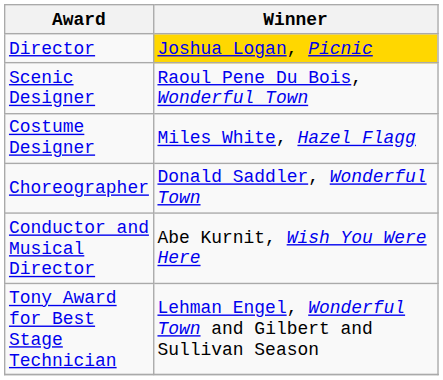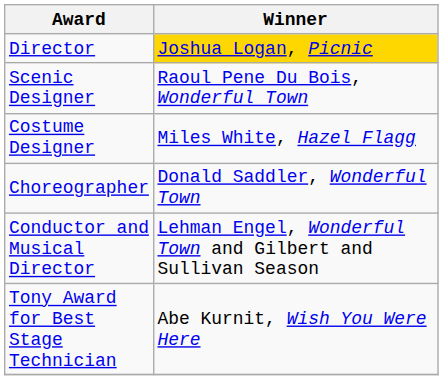(292, 248) Abe Kurnit, Wish You Were Here -> (281, 248) Lehman Engel, Wonderful Town and Gilbert and Sullivan Season
(281, 329) Lehman Engel, Wonderful Town and Gilbert and Sullivan Season -> (292, 329) Abe Kurnit, Wish You Were Here
